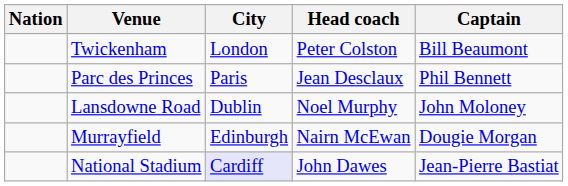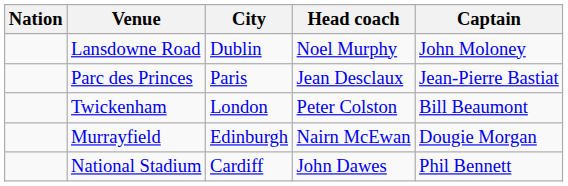rows swapped: (119, 48) <-> (136, 107)
(465, 78) Phil Bennett -> (489, 78) Jean-Pierre Bastiat
(237, 166) lavender background -> (237, 166) no background
(489, 166) Jean-Pierre Bastiat -> (465, 166) Phil Bennett
